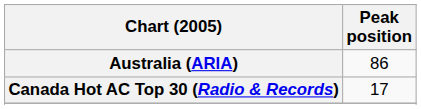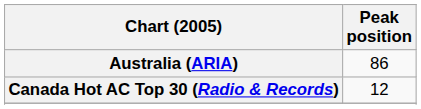(379, 90) 17 -> (379, 90) 12
